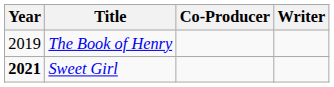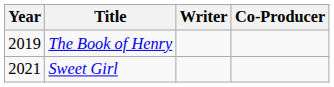columns swapped: (301, 17) <-> (225, 17)
(25, 69) bold -> (25, 69) normal
